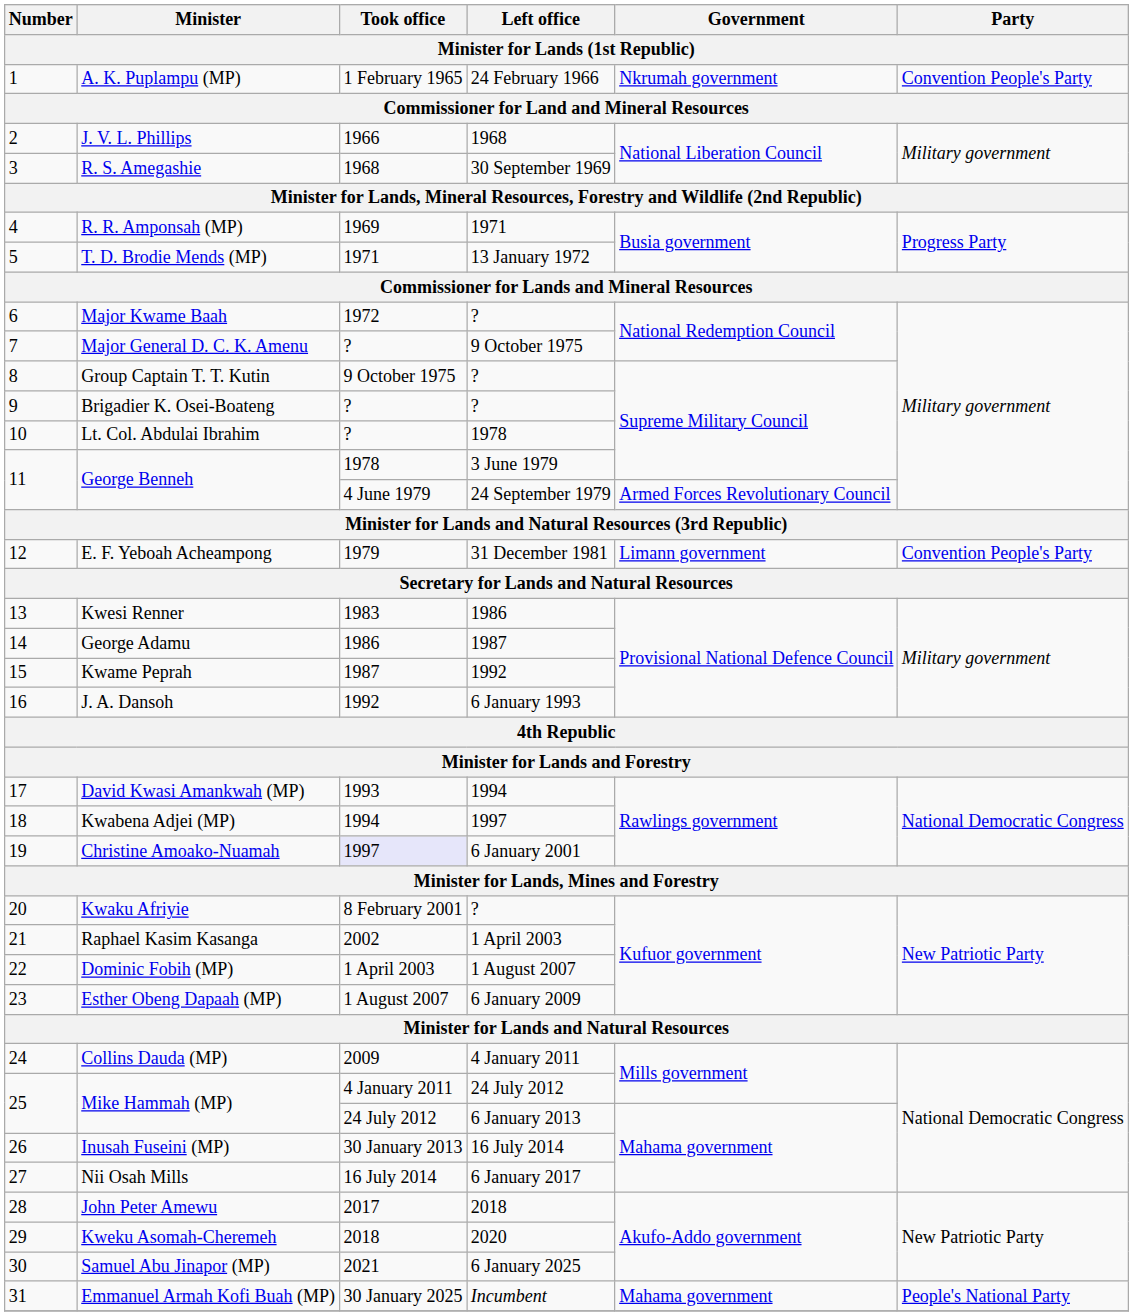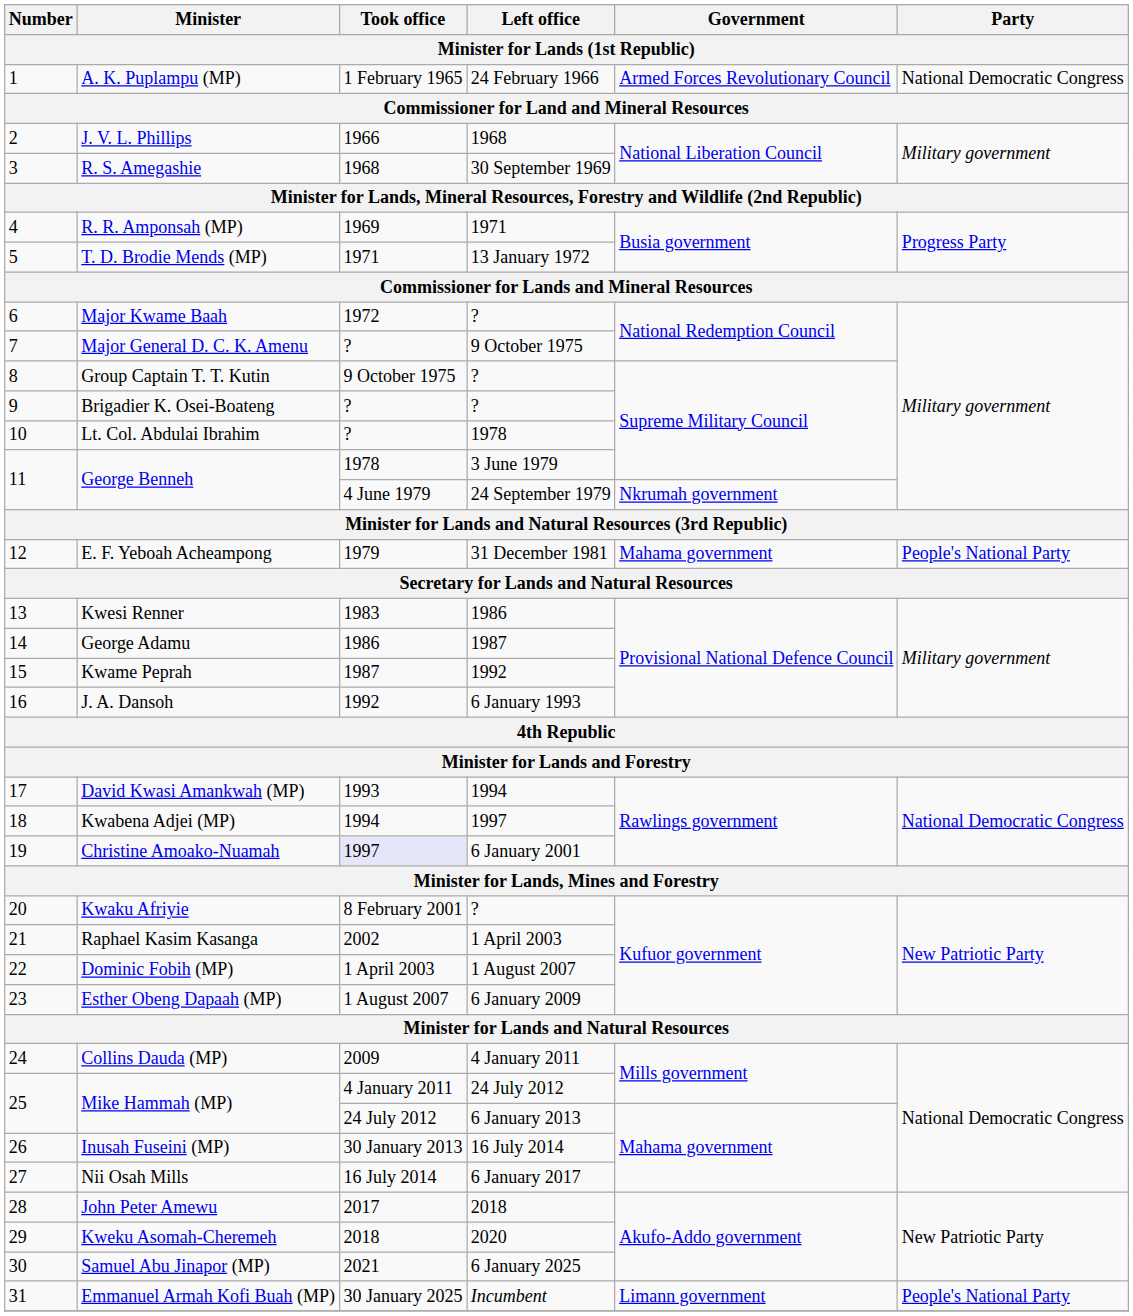(698, 79) Nkrumah government -> (755, 79) Armed Forces Revolutionary Council
(997, 79) Convention People's Party -> (1013, 79) National Democratic Congress
(755, 494) Armed Forces Revolutionary Council -> (698, 494) Nkrumah government
(692, 554) Limann government -> (696, 554) Mahama government
(997, 554) Convention People's Party -> (986, 554) People's National Party
(696, 1296) Mahama government -> (692, 1296) Limann government
